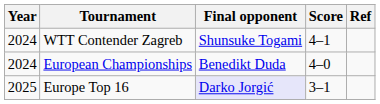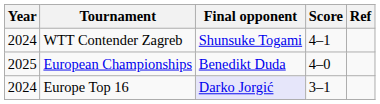(22, 64) 2024 -> (22, 64) 2025
(22, 88) 2025 -> (22, 88) 2024
